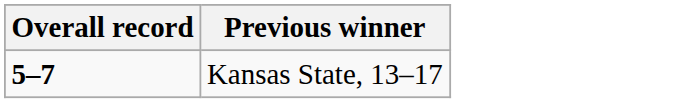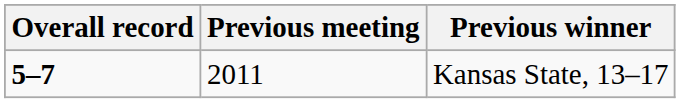+ column: (313, 27)
